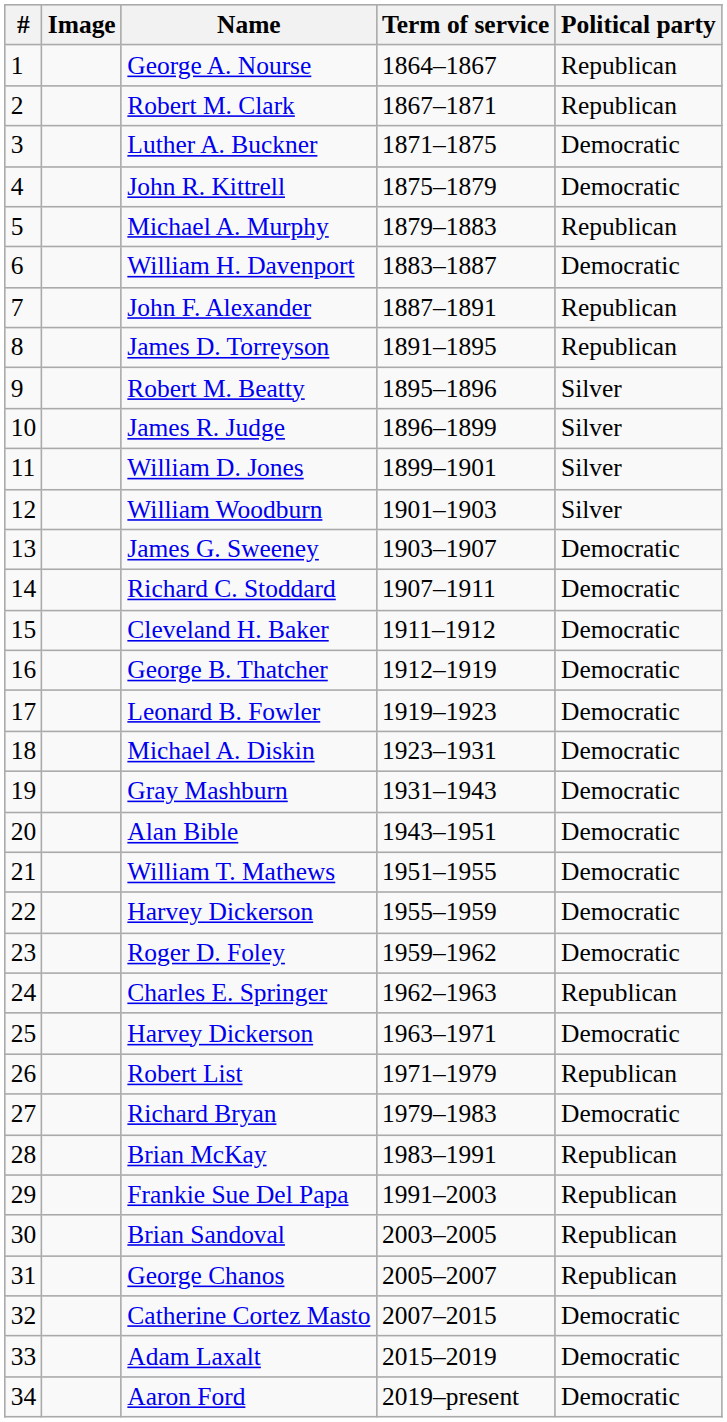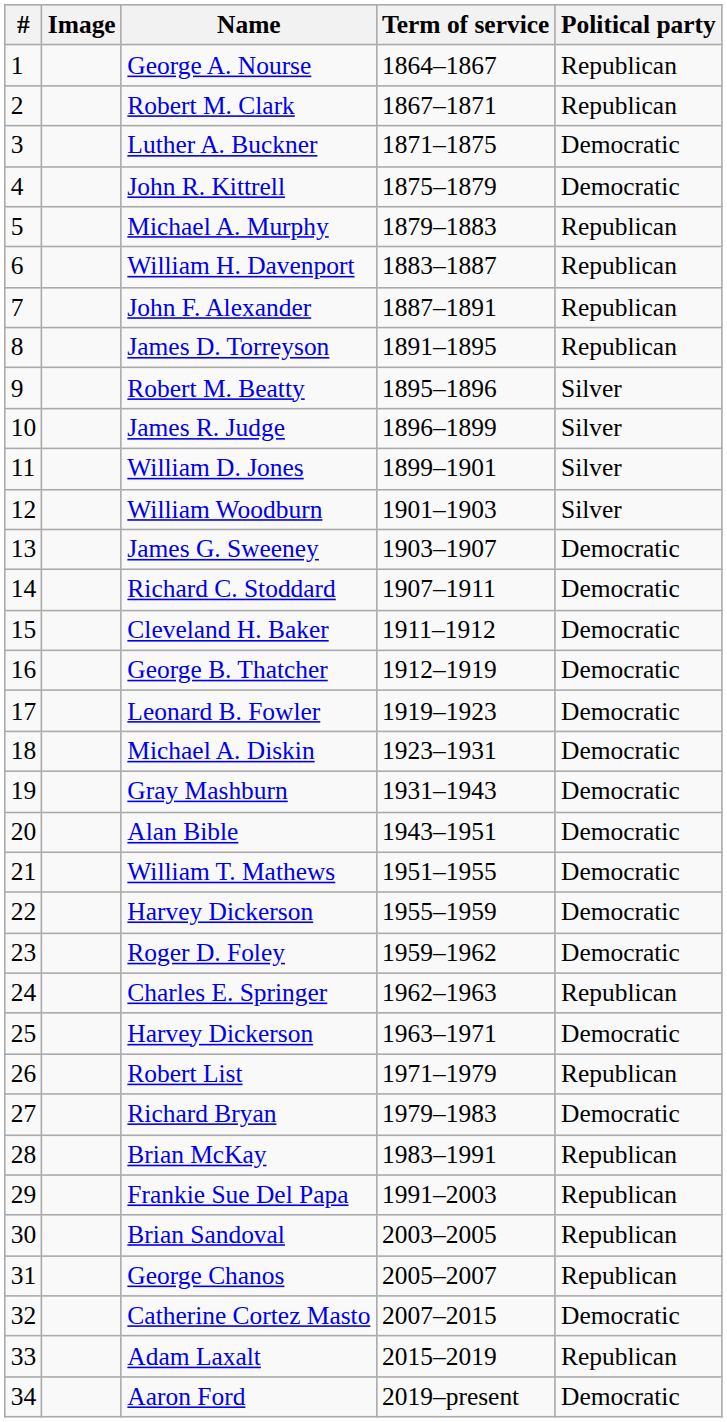(620, 266) Democratic -> (619, 266) Republican
(620, 1356) Democratic -> (619, 1356) Republican
